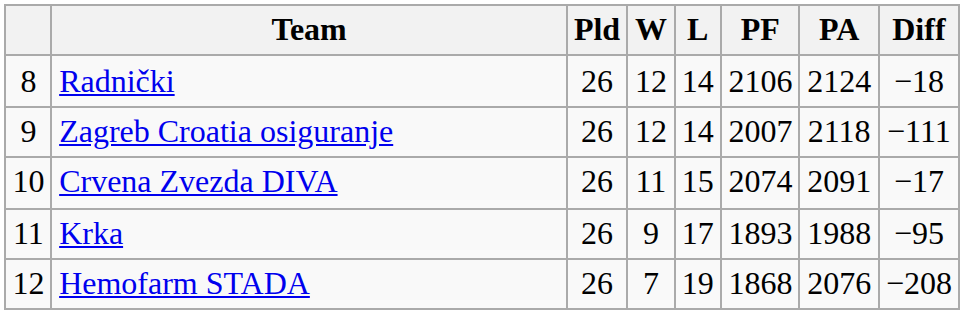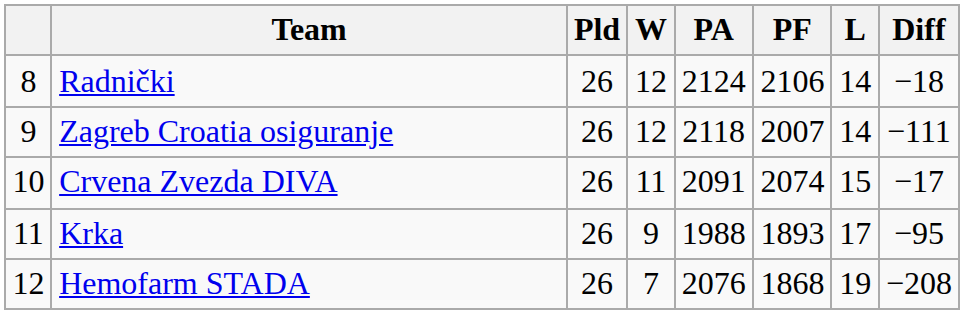columns swapped: (698, 29) <-> (839, 29)
